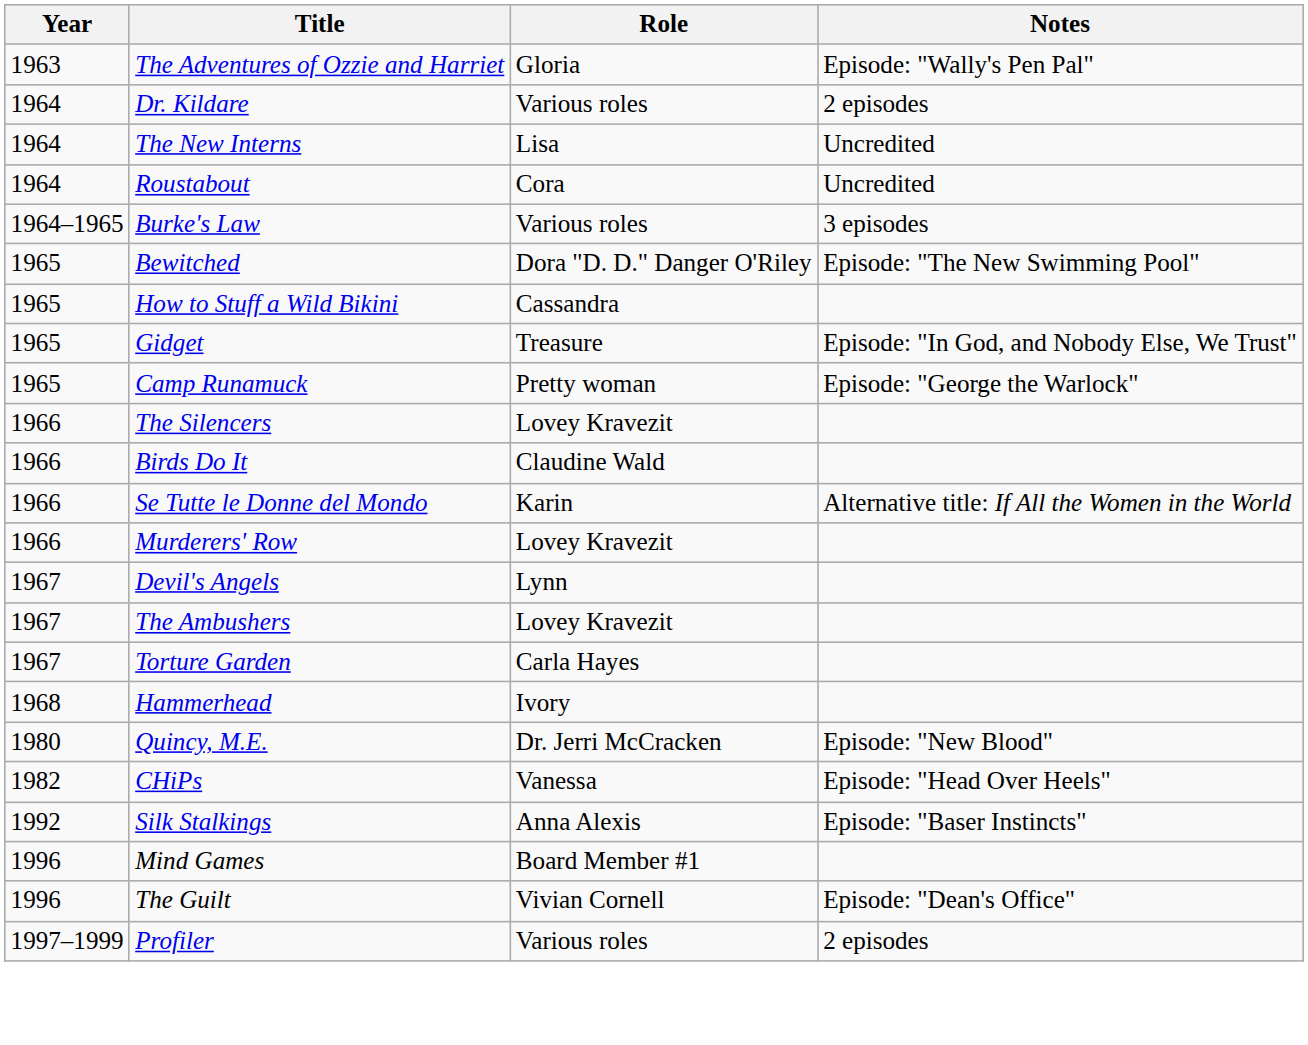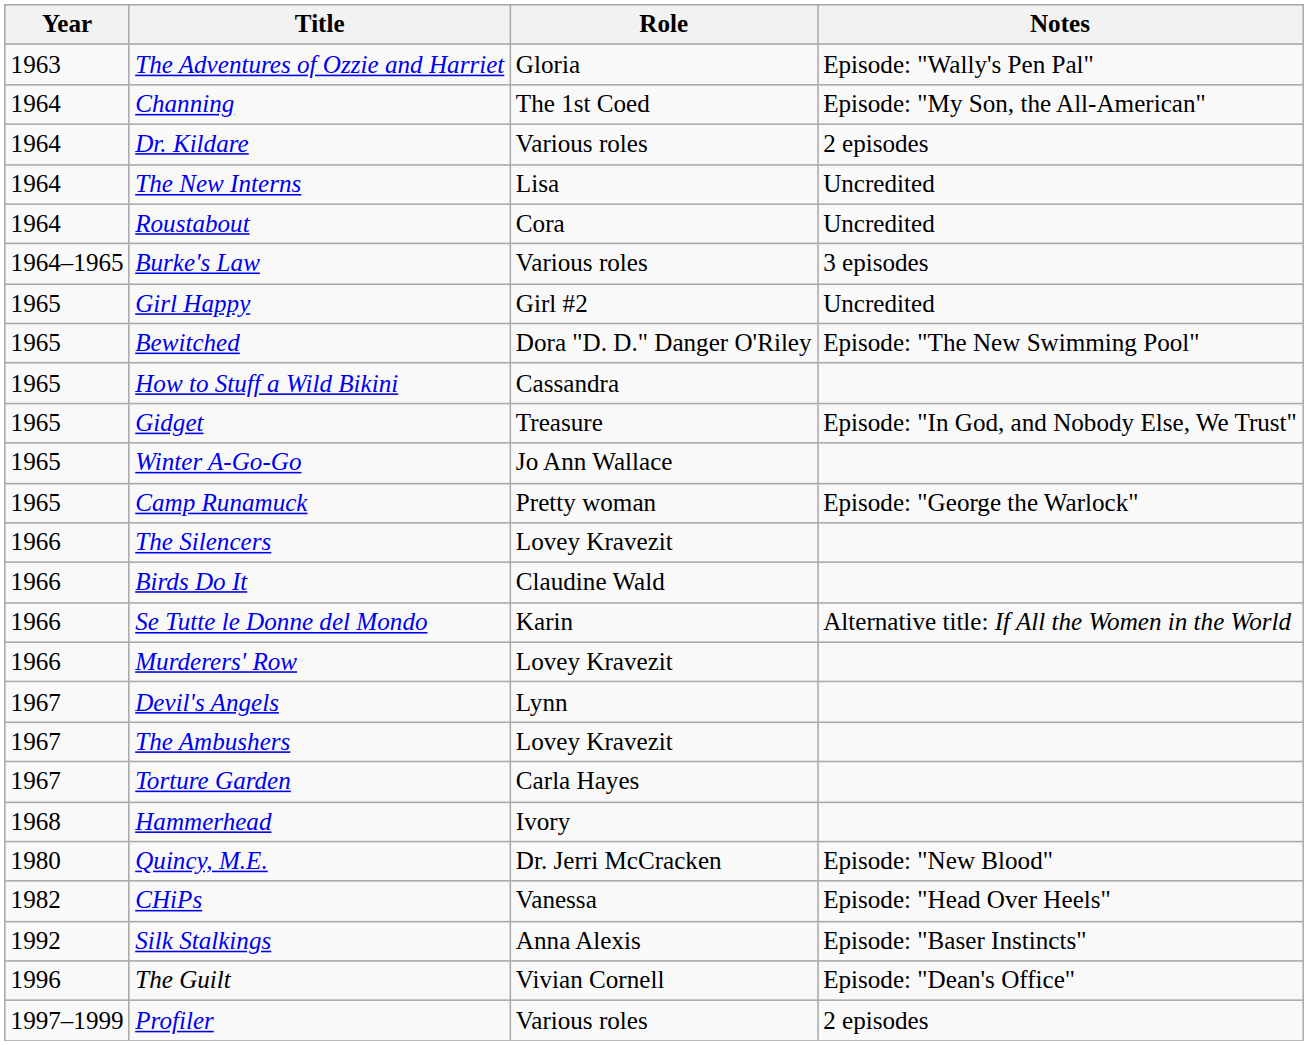+ row: (185, 104)
+ row: (193, 303)
+ row: (218, 462)
- row: (200, 861)
